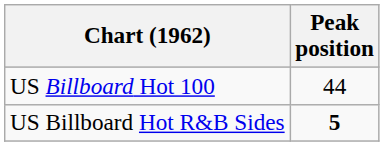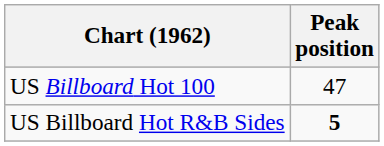(335, 85) 44 -> (335, 85) 47
